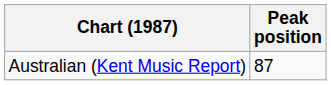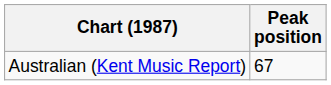(264, 65) 87 -> (264, 65) 67
